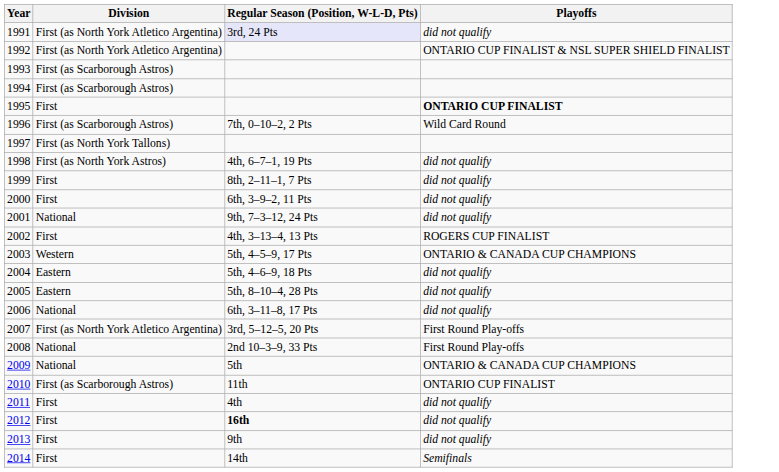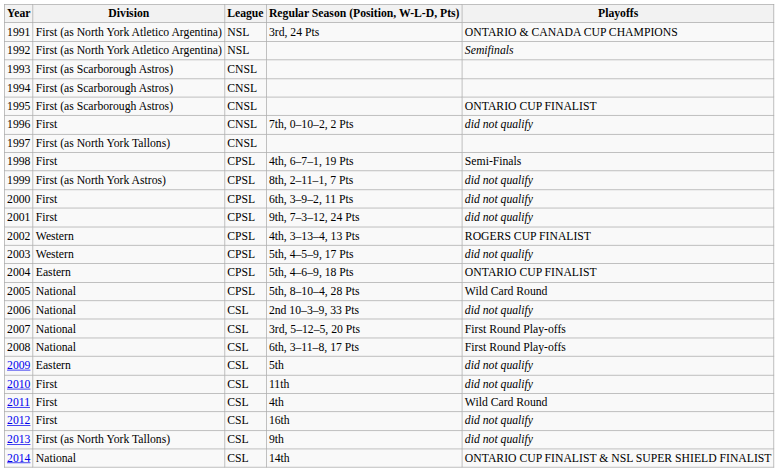+ column: (245, 13)
(252, 32) lavender background -> (294, 32) no background
(457, 32) did not qualify -> (571, 32) ONTARIO & CANADA CUP CHAMPIONS
(576, 50) ONTARIO CUP FINALIST & NSL SUPER SHIELD FINALIST -> (489, 50) Semifinals
(47, 106) First -> (104, 106) First (as Scarborough Astros)
(493, 106) bold -> (531, 106) normal
(104, 124) First (as Scarborough Astros) -> (47, 124) First
(464, 124) Wild Card Round -> (499, 124) did not qualify
(101, 161) First (as North York Astros) -> (47, 161) First
(457, 161) did not qualify -> (493, 161) Semi-Finals
(47, 180) First -> (101, 180) First (as North York Astros)
(56, 217) National -> (47, 217) First
(47, 236) First -> (55, 236) Western
(530, 254) ONTARIO & CANADA CUP CHAMPIONS -> (499, 254) did not qualify
(457, 273) did not qualify -> (531, 273) ONTARIO CUP FINALIST
(53, 291) Eastern -> (56, 291) National
(457, 291) did not qualify -> (506, 291) Wild Card Round
(272, 310) 6th, 3–11–8, 17 Pts -> (314, 310) 2nd 10–3–9, 33 Pts
(129, 328) First (as North York Atletico Argentina) -> (56, 328) National
(272, 347) 2nd 10–3–9, 33 Pts -> (314, 347) 6th, 3–11–8, 17 Pts
(56, 365) National -> (53, 365) Eastern
(530, 365) ONTARIO & CANADA CUP CHAMPIONS -> (499, 365) did not qualify
(104, 384) First (as Scarborough Astros) -> (47, 384) First
(489, 384) ONTARIO CUP FINALIST -> (499, 384) did not qualify
(457, 402) did not qualify -> (506, 402) Wild Card Round
(238, 421) bold -> (279, 421) normal
(47, 439) First -> (103, 439) First (as North York Tallons)
(47, 458) First -> (56, 458) National
(447, 458) Semifinals -> (618, 458) ONTARIO CUP FINALIST & NSL SUPER SHIELD FINALIST
